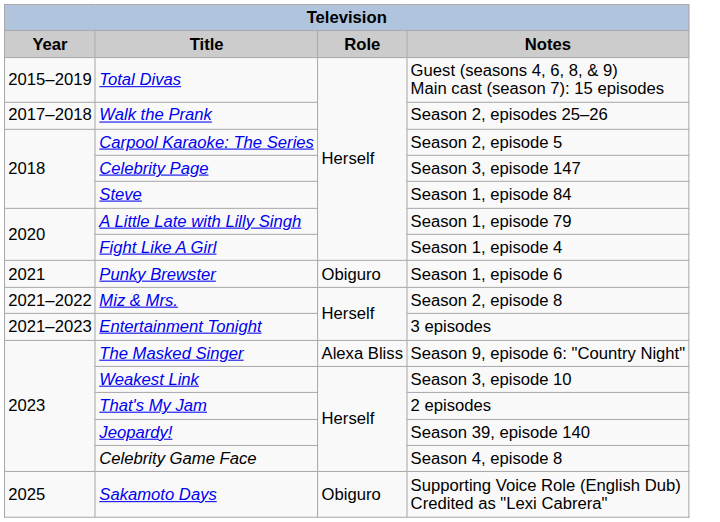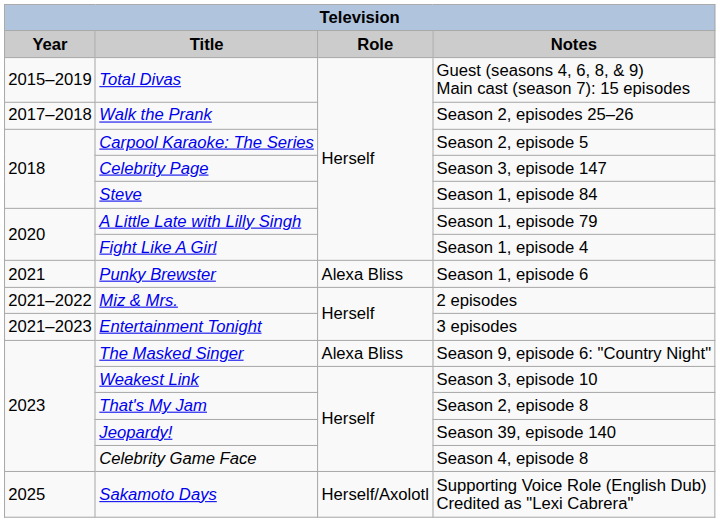(351, 273) Obiguro -> (362, 273) Alexa Bliss
(486, 300) Season 2, episode 8 -> (477, 300) 2 episodes
(451, 405) 2 episodes -> (512, 405) Season 2, episode 8
(351, 494) Obiguro -> (375, 494) Herself/Axolotl
